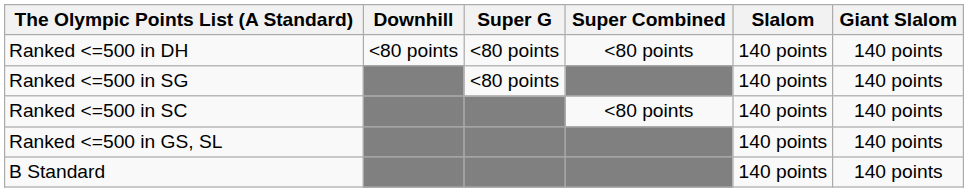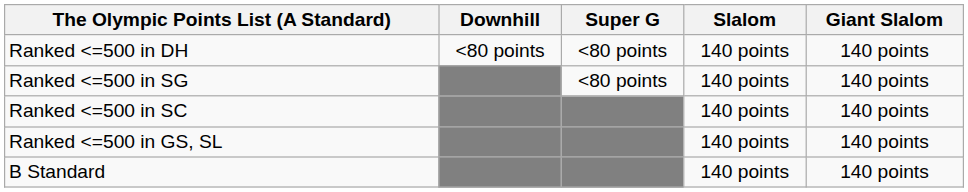- column: (649, 19)
